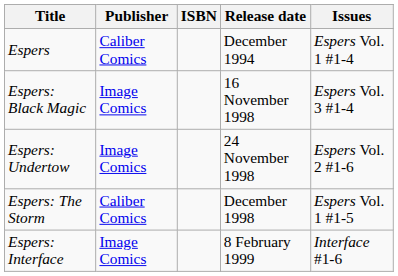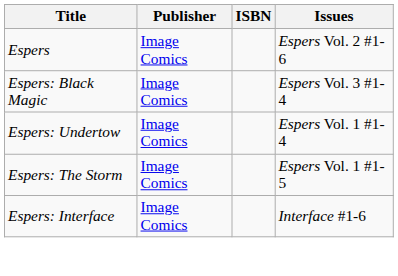- column: (265, 16)
(123, 49) Caliber Comics -> (164, 49) Image Comics
(349, 49) Espers Vol. 1 #1-4 -> (332, 49) Espers Vol. 2 #1-6
(349, 158) Espers Vol. 2 #1-6 -> (332, 132) Espers Vol. 1 #1-4
(123, 209) Caliber Comics -> (164, 174) Image Comics
